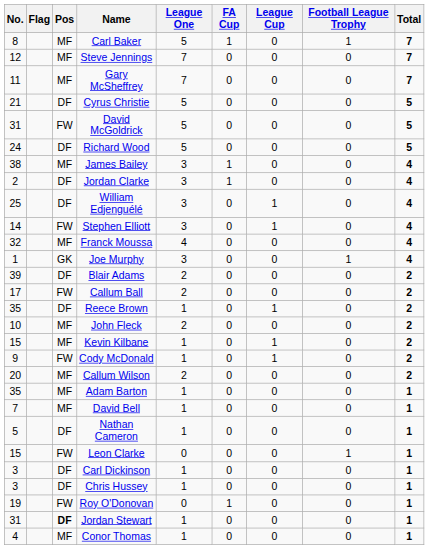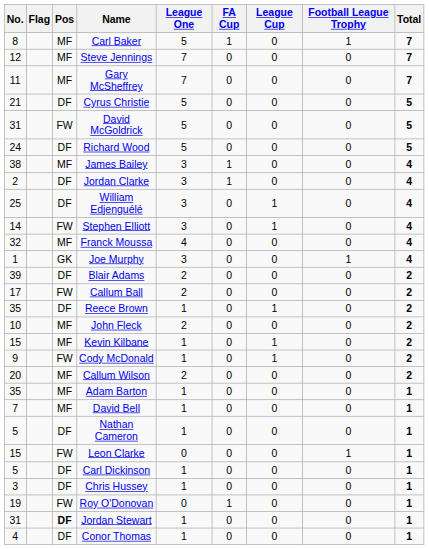(15, 470) 3 -> (15, 470) 5
(65, 536) MF -> (65, 536) DF
